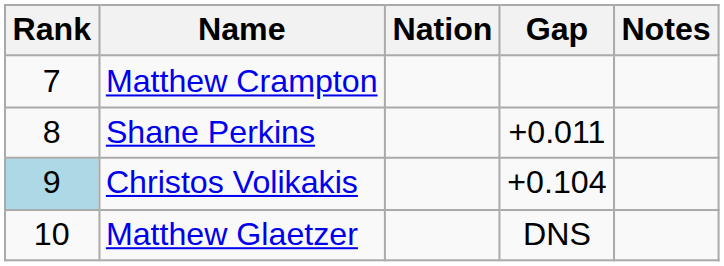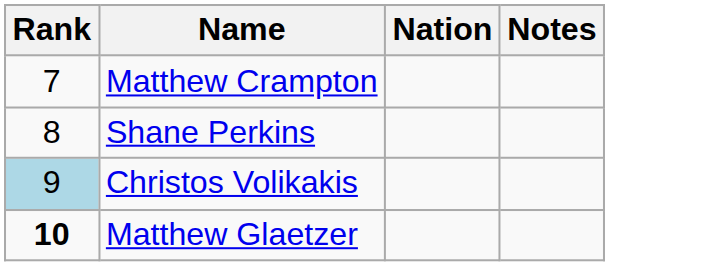- column: (557, 30)
(52, 234) normal -> (52, 234) bold
